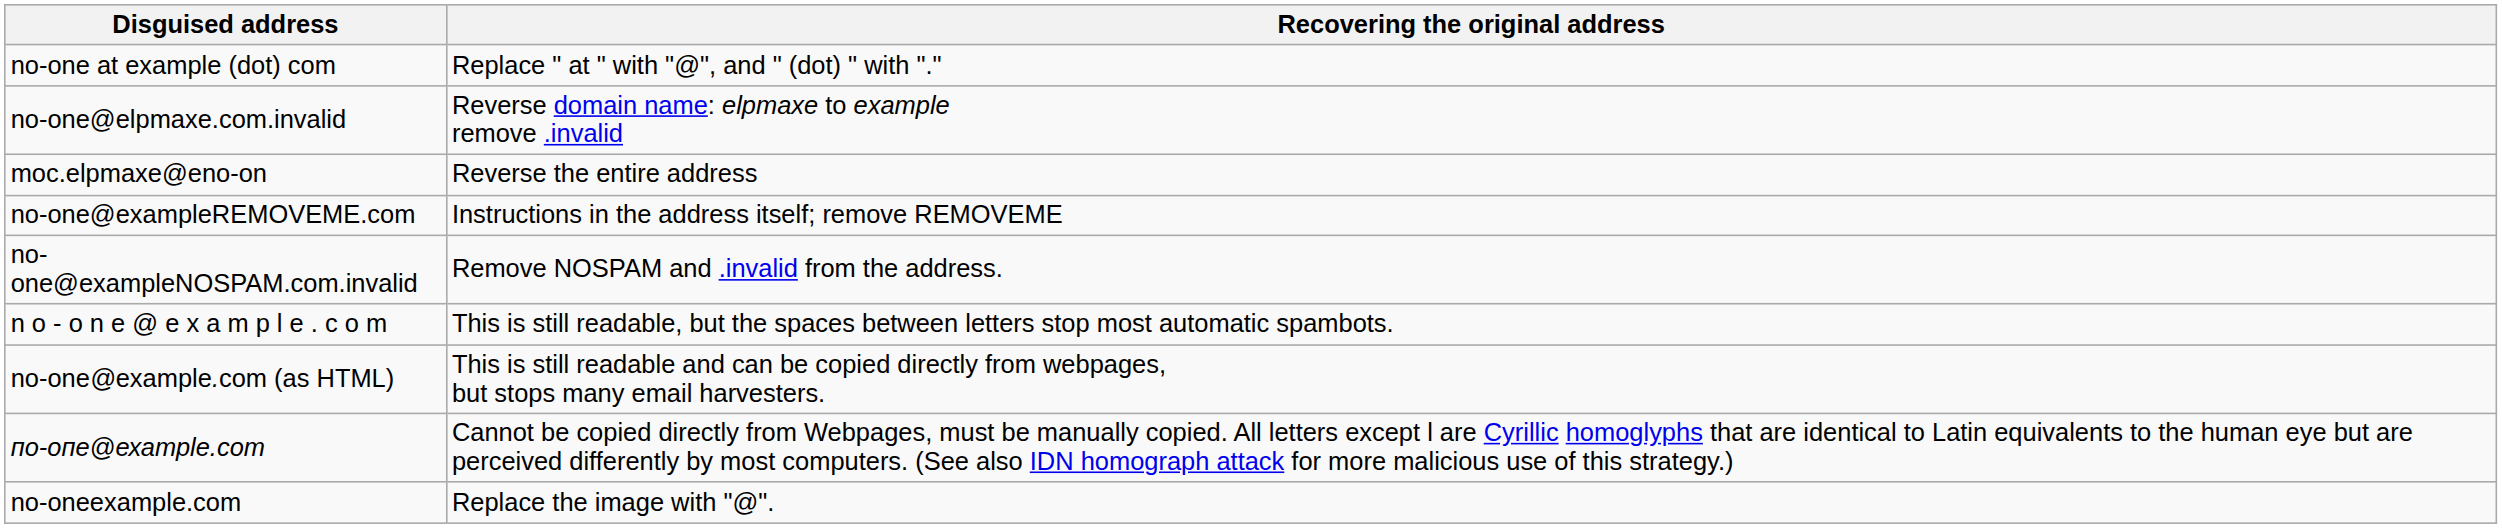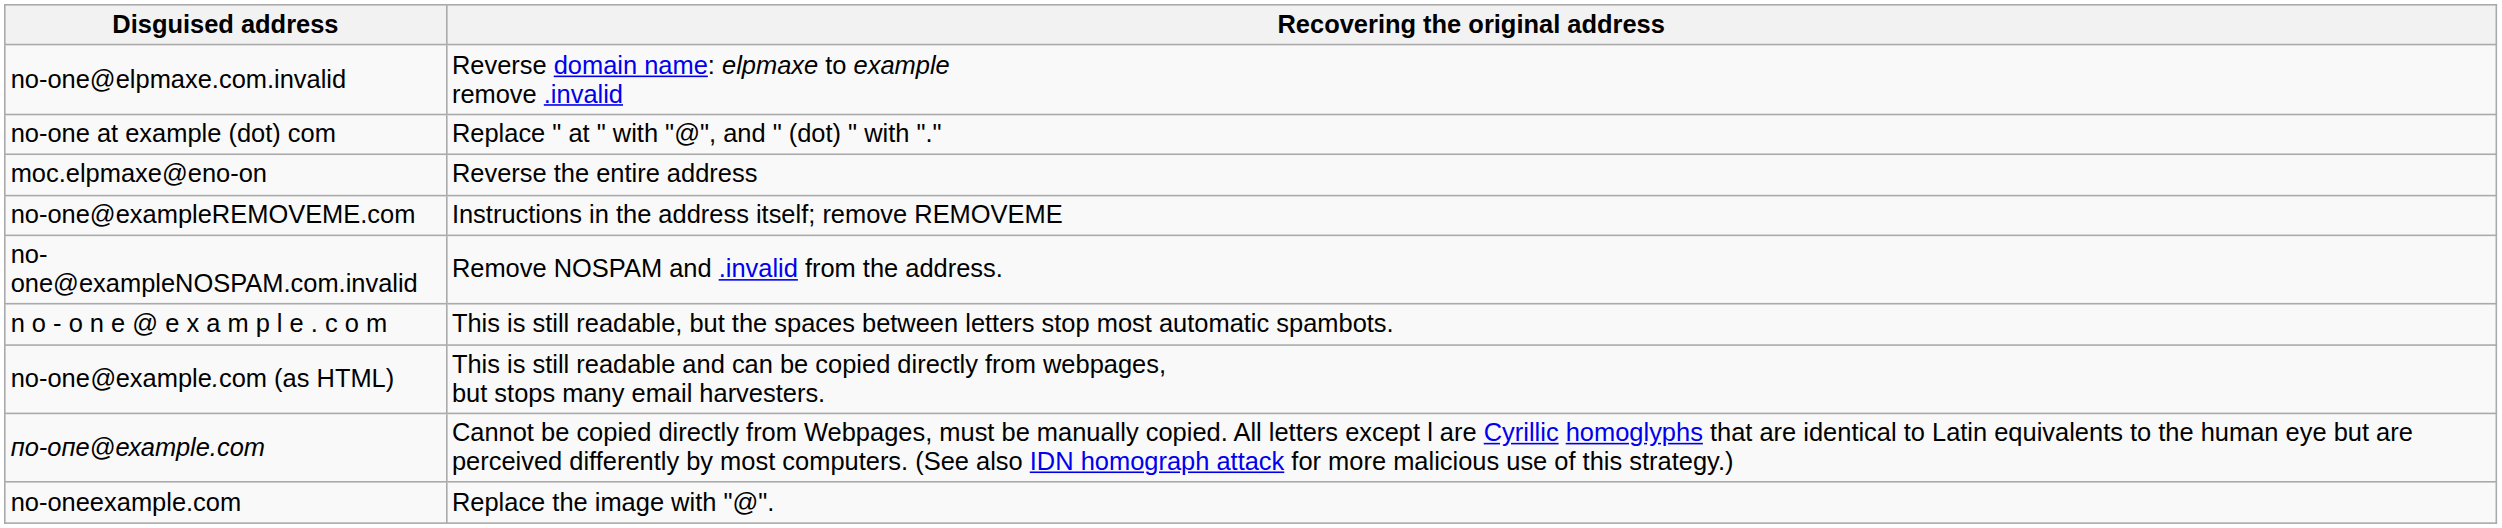rows swapped: (173, 65) <-> (178, 119)
